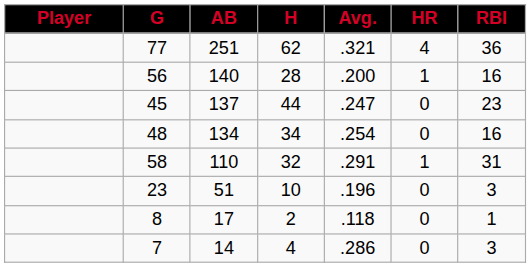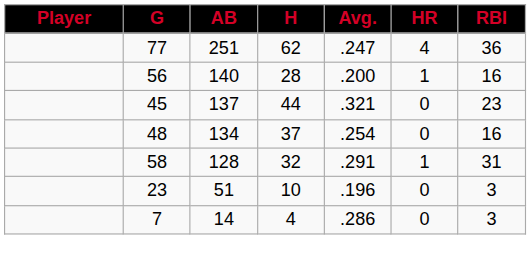(358, 47) .321 -> (358, 47) .247
(358, 104) .247 -> (358, 104) .321
(291, 133) 34 -> (291, 133) 37
(224, 162) 110 -> (224, 162) 128
- row: (157, 219)
